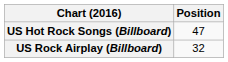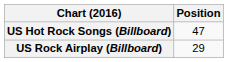(198, 48) 32 -> (198, 48) 29
